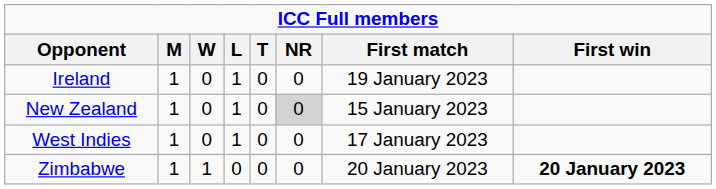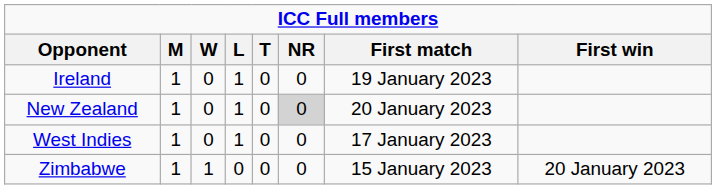(417, 109) 15 January 2023 -> (421, 109) 20 January 2023
(417, 169) 20 January 2023 -> (421, 169) 15 January 2023
(612, 169) bold -> (615, 169) normal
